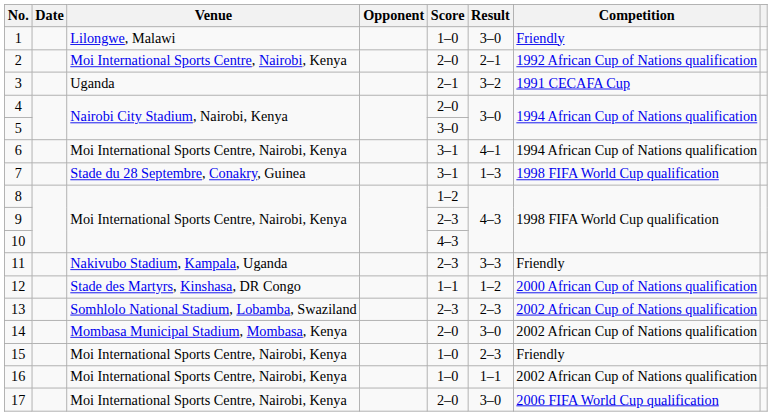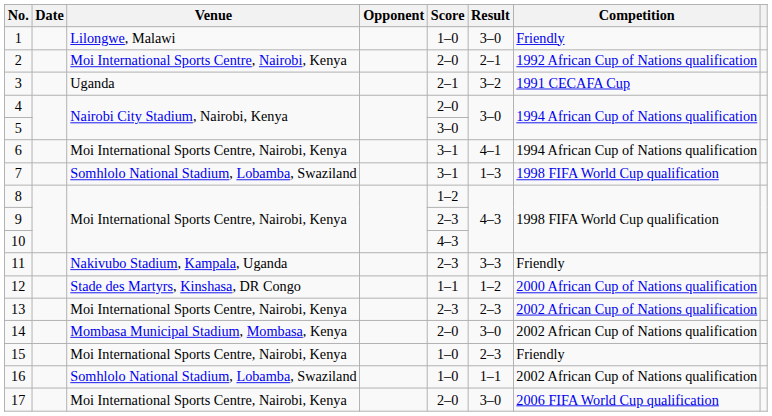(188, 173) Stade du 28 Septembre, Conakry, Guinea -> (213, 173) Somhlolo National Stadium, Lobamba, Swaziland
(213, 309) Somhlolo National Stadium, Lobamba, Swaziland -> (209, 309) Moi International Sports Centre, Nairobi, Kenya
(209, 377) Moi International Sports Centre, Nairobi, Kenya -> (213, 377) Somhlolo National Stadium, Lobamba, Swaziland
